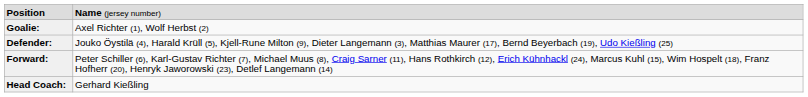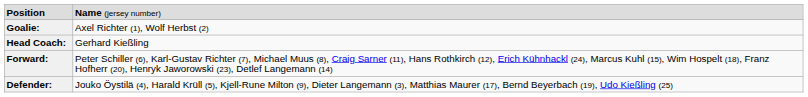rows swapped: (29, 43) <-> (36, 85)
